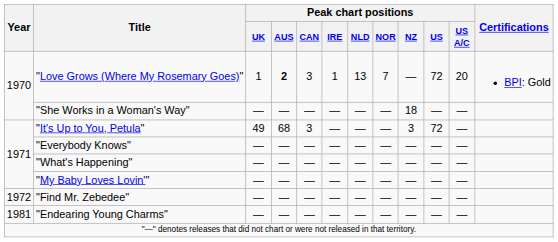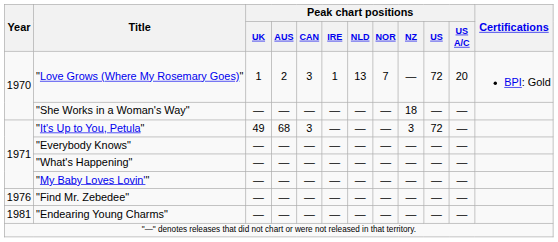(284, 76) bold -> (284, 76) normal
(19, 197) 1972 -> (19, 197) 1976
